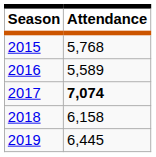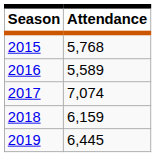(85, 93) bold -> (85, 93) normal
(85, 116) 6,158 -> (85, 116) 6,159
